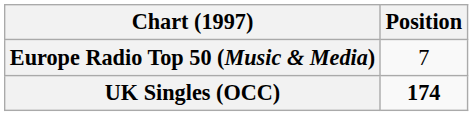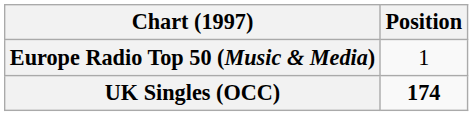(424, 57) 7 -> (424, 57) 1
